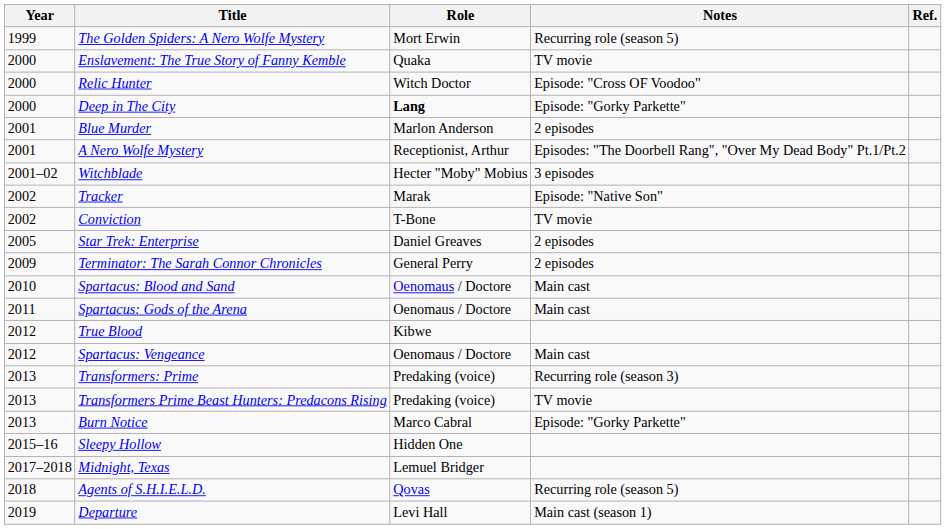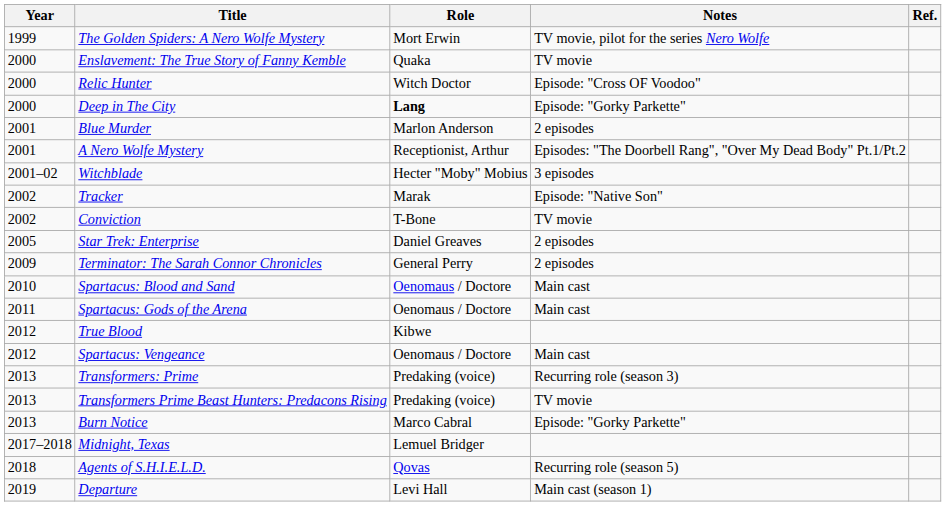(606, 38) Recurring role (season 5) -> (652, 38) TV movie, pilot for the series Nero Wolfe
- row: (120, 444)
